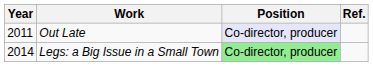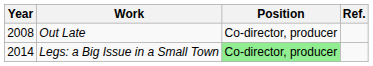(20, 33) 2011 -> (20, 33) 2008
(281, 33) lavender background -> (281, 33) no background
